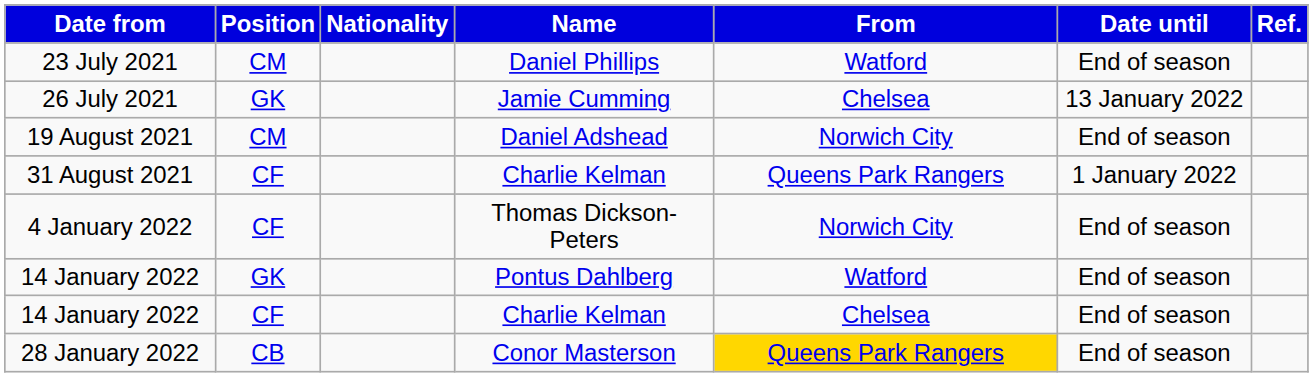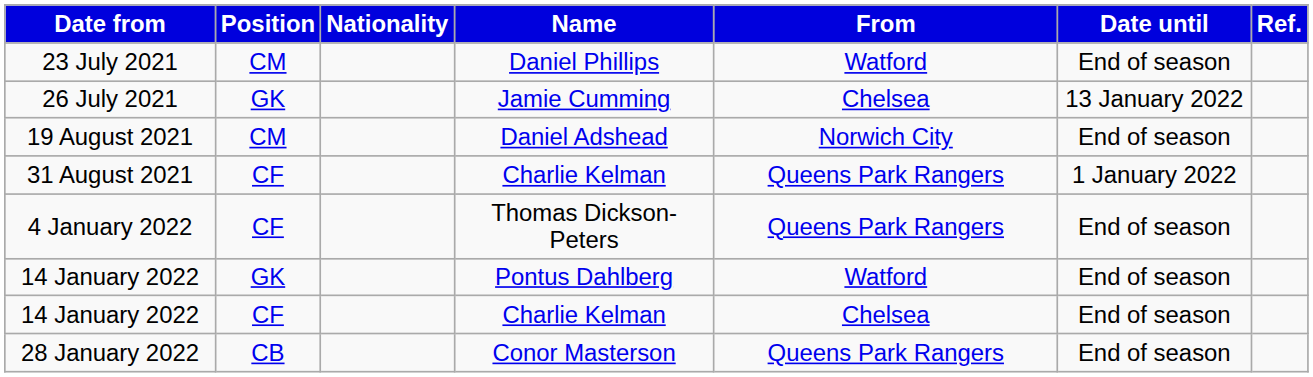(886, 226) Norwich City -> (886, 226) Queens Park Rangers
(886, 353) gold background -> (886, 353) no background
